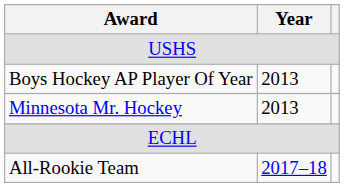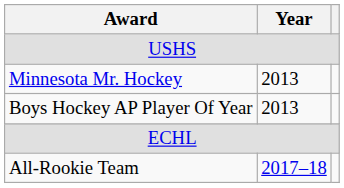rows swapped: (95, 108) <-> (131, 78)
